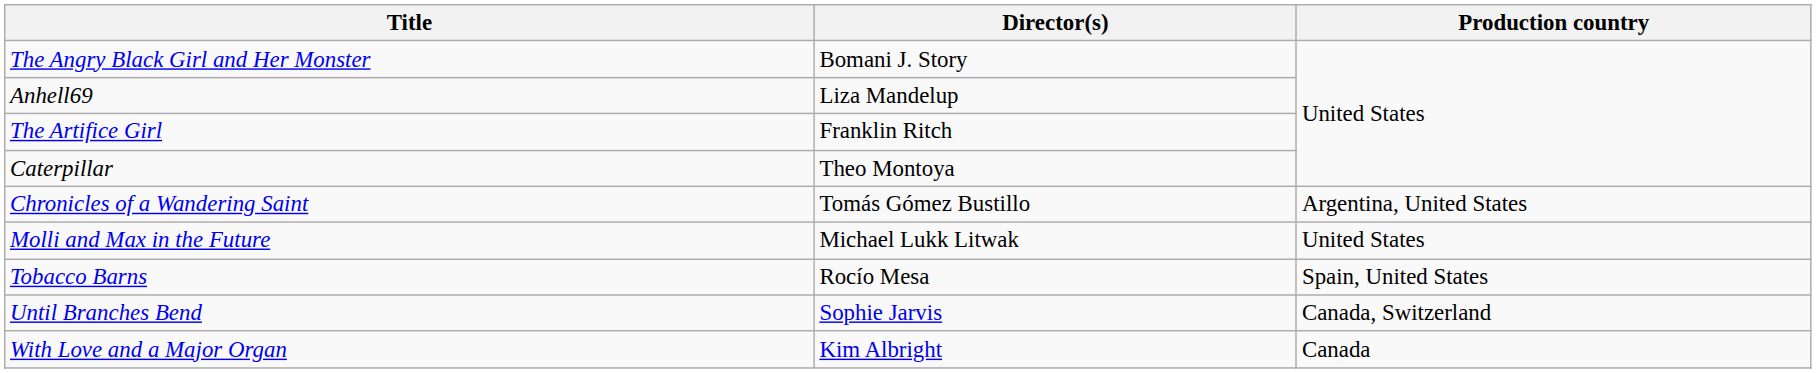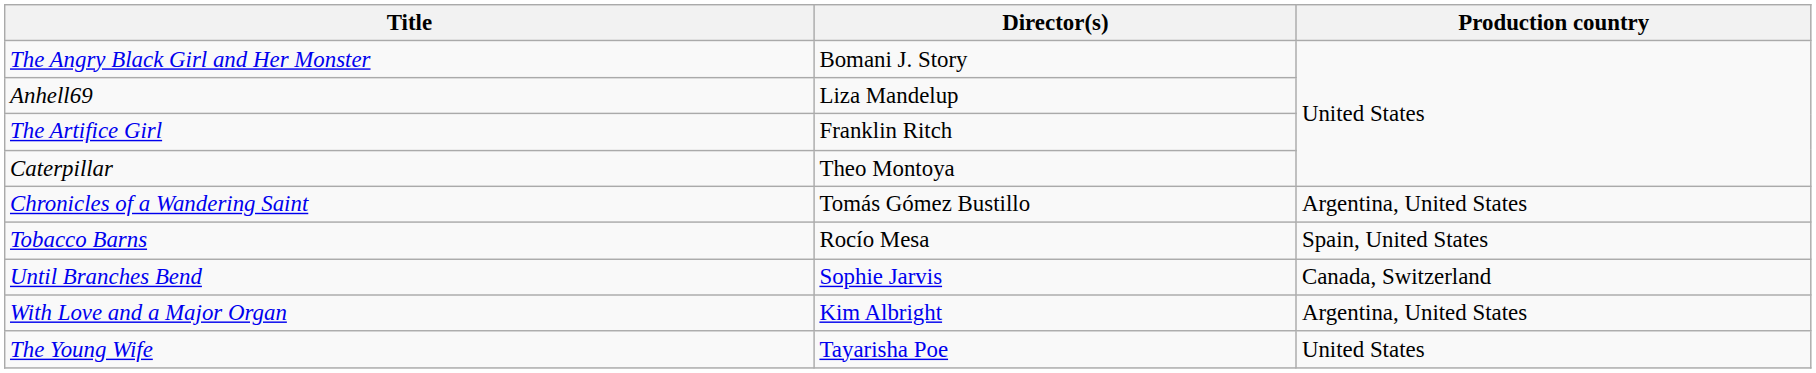- row: (140, 240)
(1336, 349) Canada -> (1414, 312) Argentina, United States
+ row: (81, 349)
